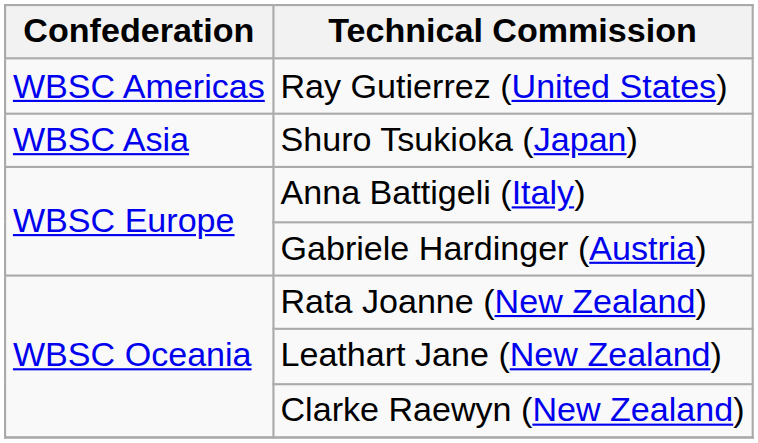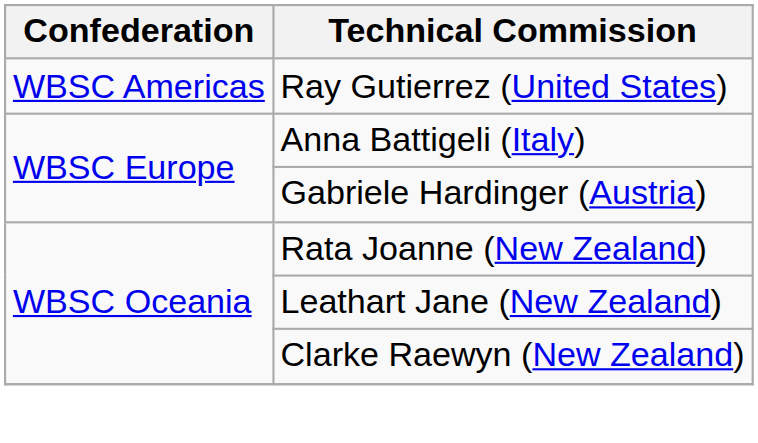- row: (459, 139)
